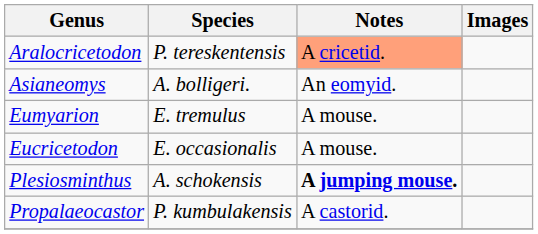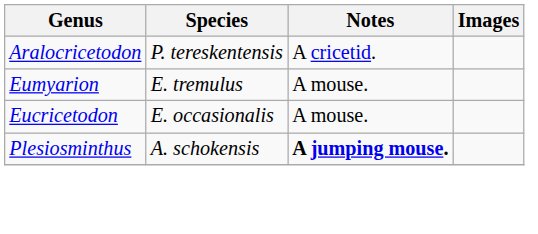(343, 52) lightsalmon background -> (334, 52) no background
- row: (57, 84)
- row: (77, 212)
